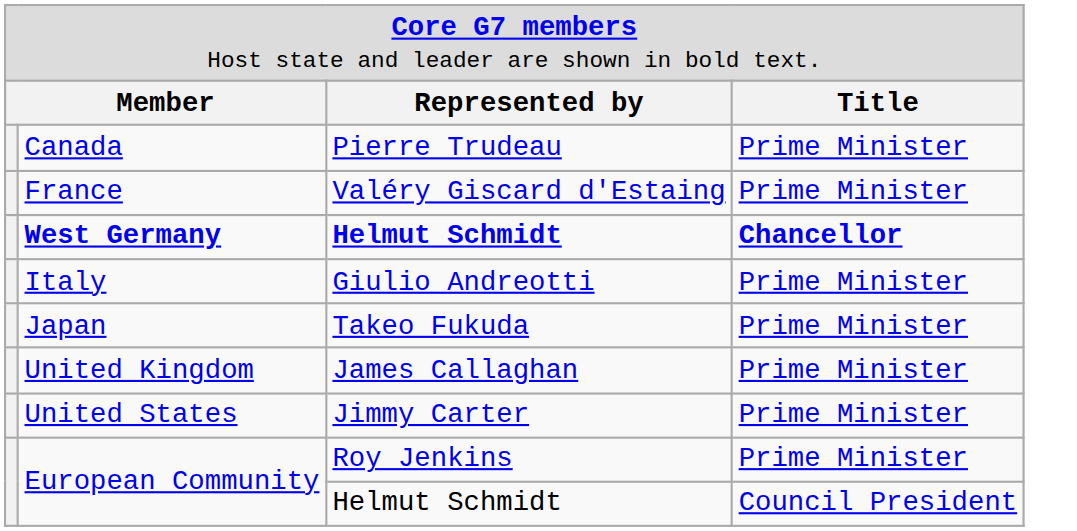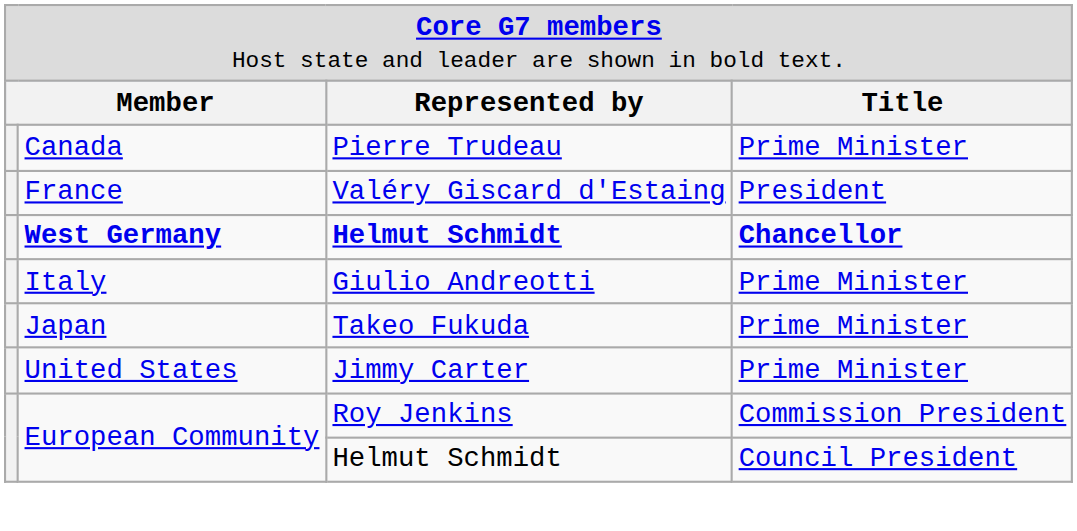(853, 192) Prime Minister -> (812, 192) President
- row: (139, 370)
(853, 459) Prime Minister -> (902, 415) Commission President
